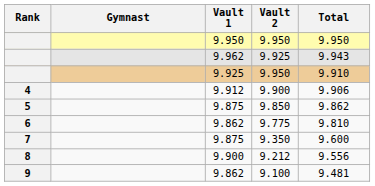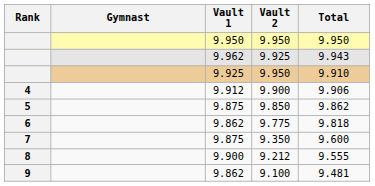(334, 124) 9.810 -> (334, 124) 9.818
(334, 157) 9.556 -> (334, 157) 9.555
